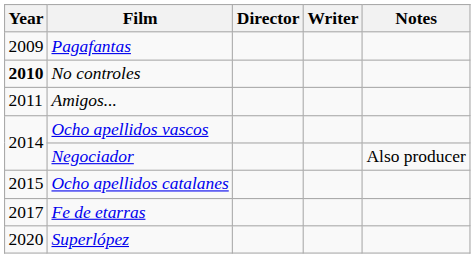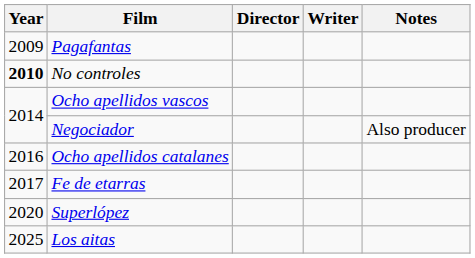- row: (84, 101)
(26, 184) 2015 -> (26, 156) 2016
+ row: (83, 239)
